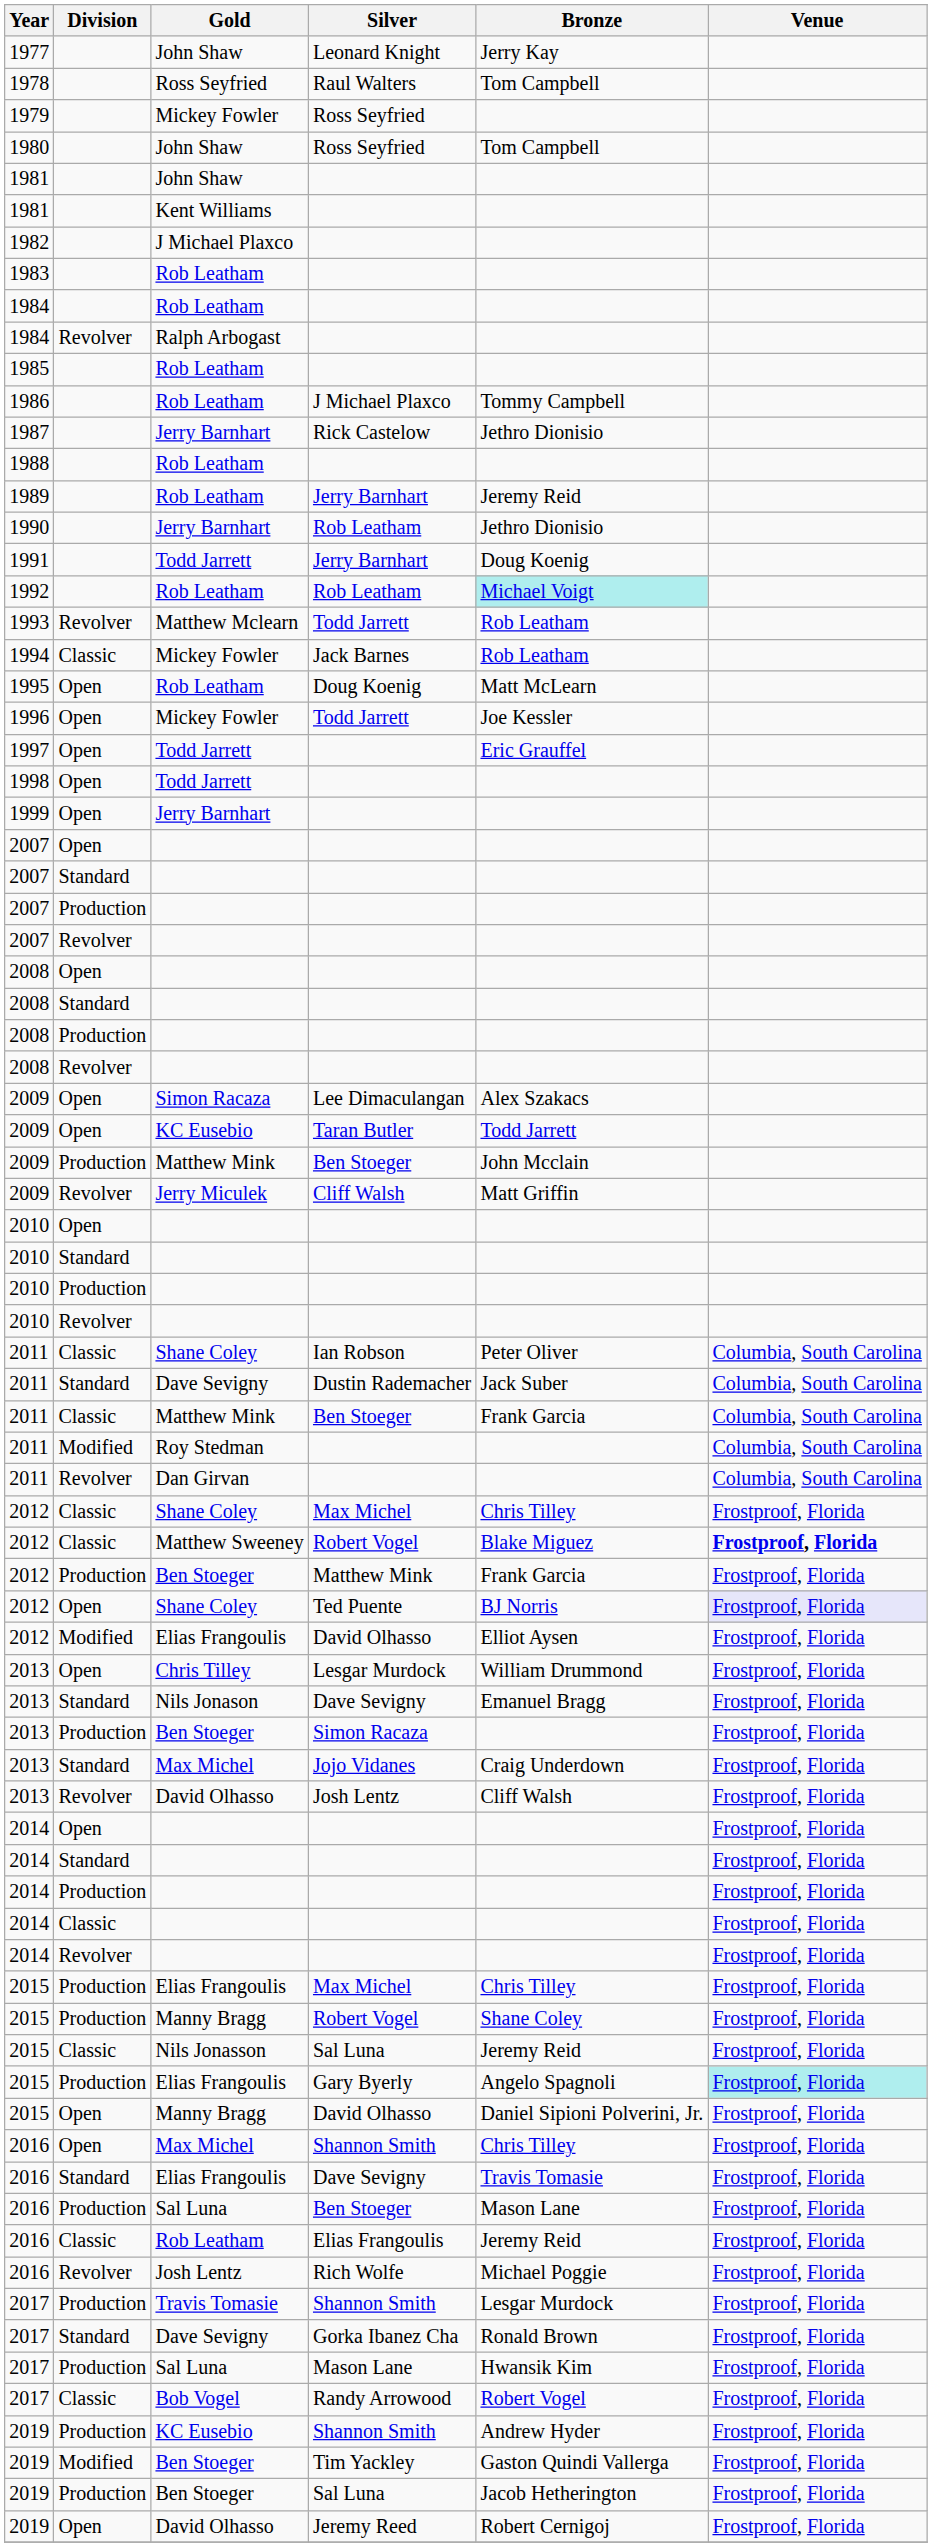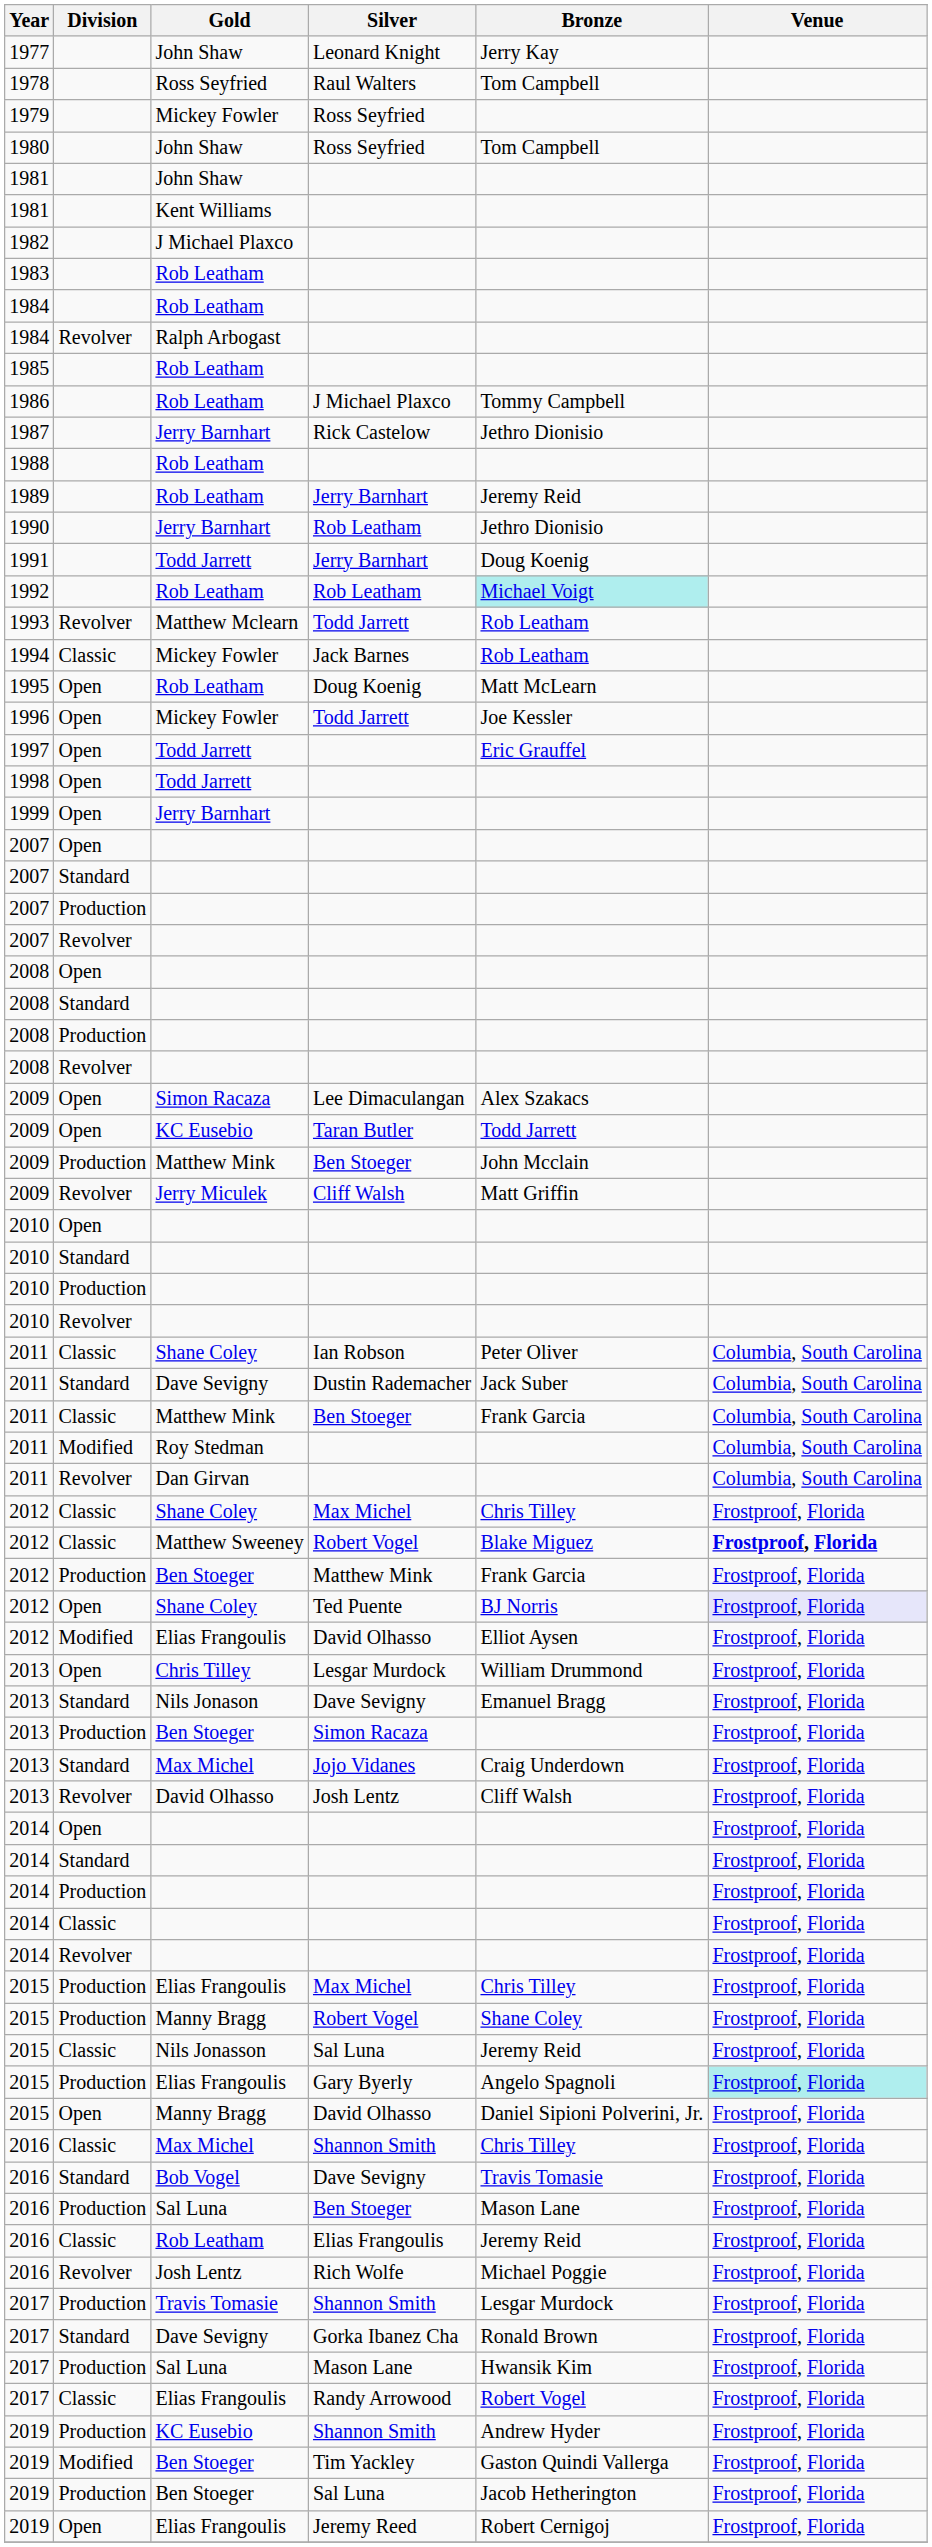(80, 2145) Open -> (87, 2145) Classic
(221, 2177) Elias Frangoulis -> (198, 2177) Bob Vogel
(198, 2399) Bob Vogel -> (221, 2399) Elias Frangoulis
(215, 2526) David Olhasso -> (221, 2526) Elias Frangoulis
